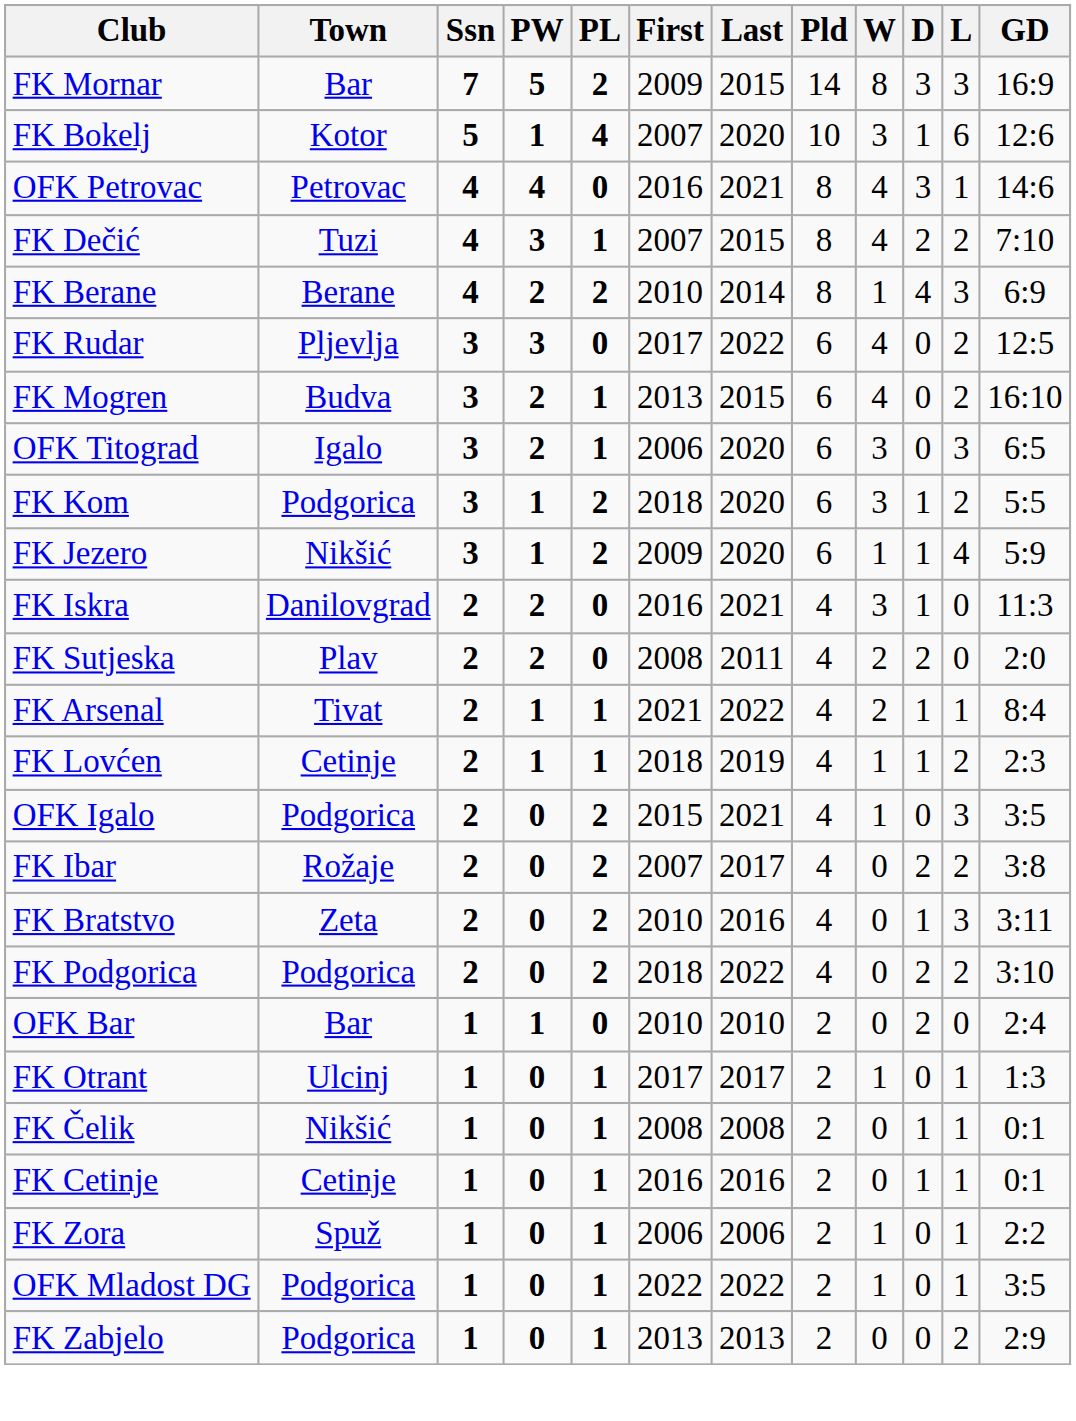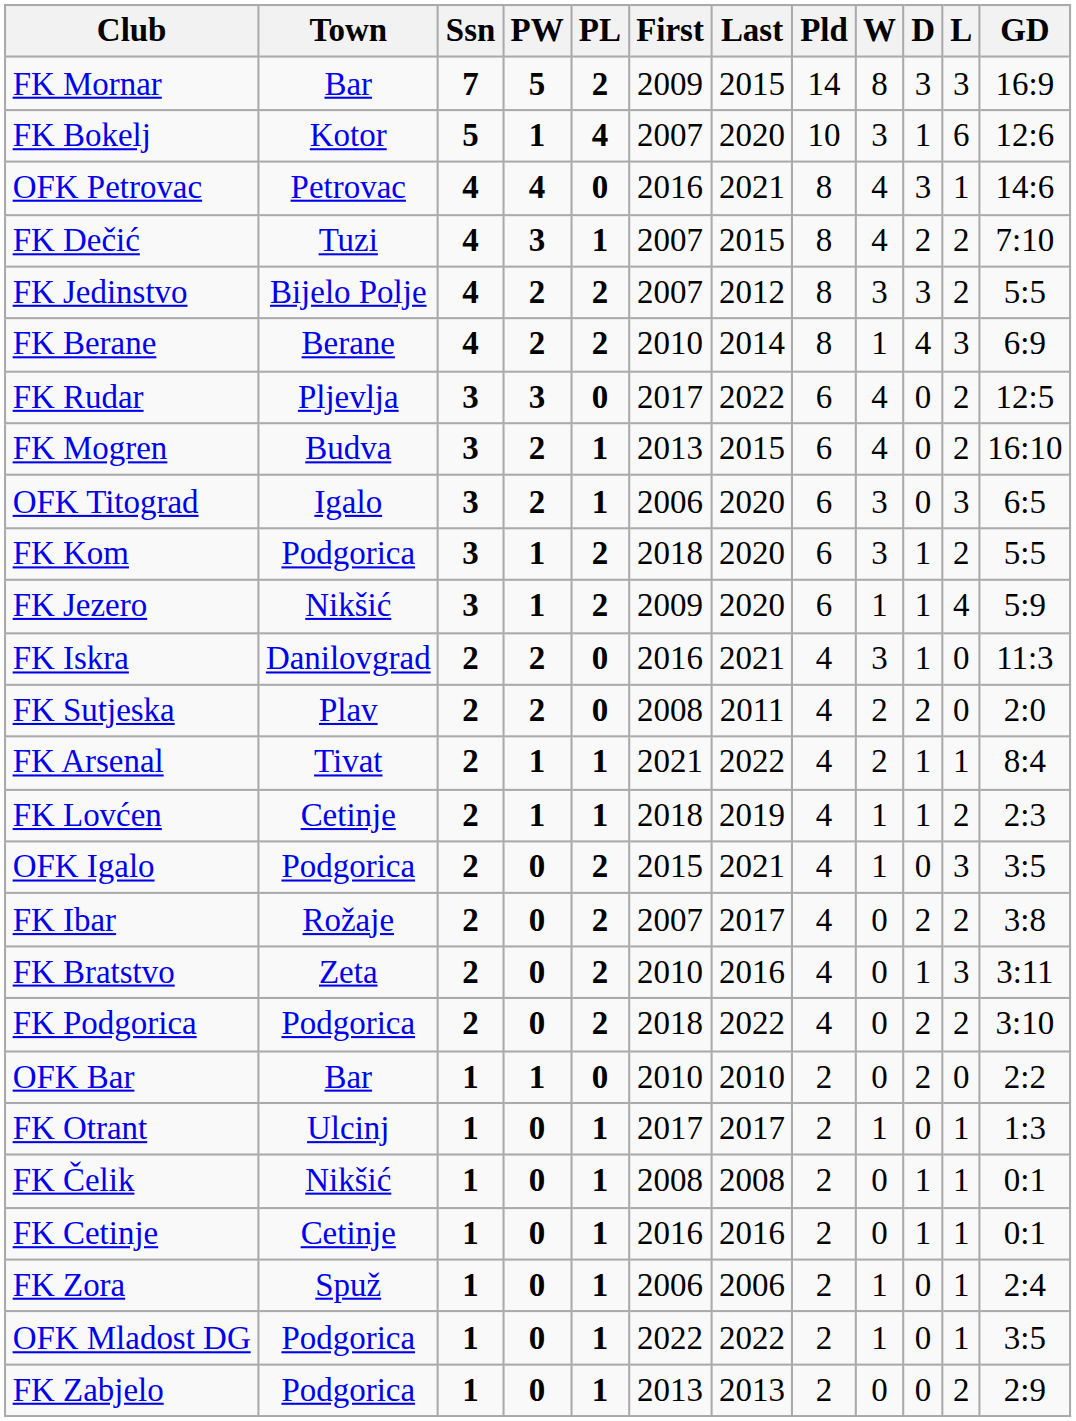+ row: (100, 291)
(1025, 1023) 2:4 -> (1025, 1076) 2:2
(1025, 1232) 2:2 -> (1025, 1285) 2:4
